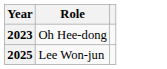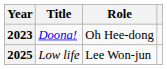+ column: (59, 14)
